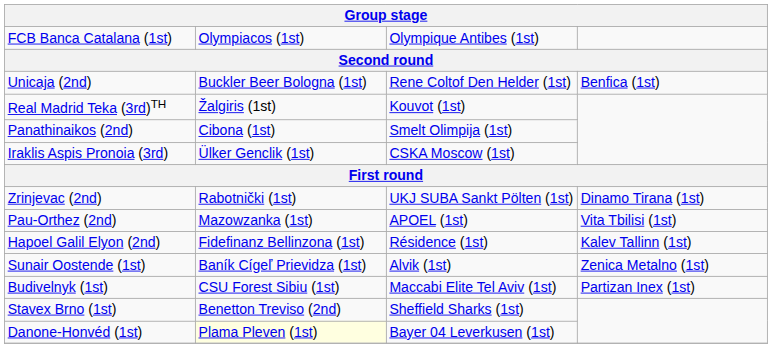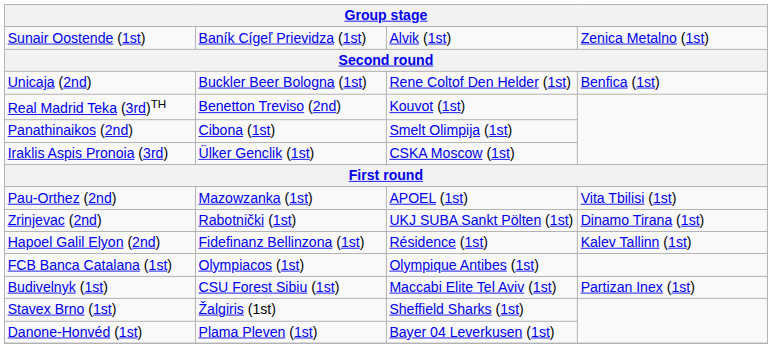rows swapped: (90, 37) <-> (77, 265)
(237, 106) Žalgiris (1st) -> (270, 106) Benetton Treviso (2nd)
rows swapped: (62, 220) <-> (55, 198)
(270, 309) Benetton Treviso (2nd) -> (237, 309) Žalgiris (1st)
(258, 332) lightyellow background -> (258, 332) no background
